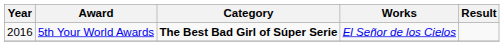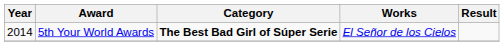(20, 31) 2016 -> (20, 31) 2014
